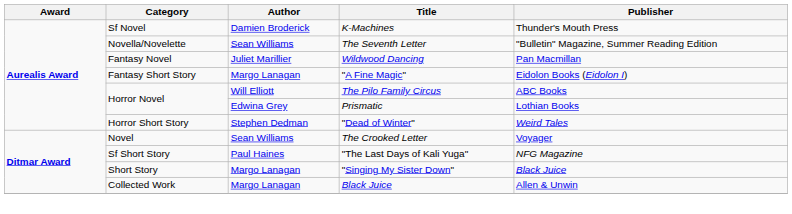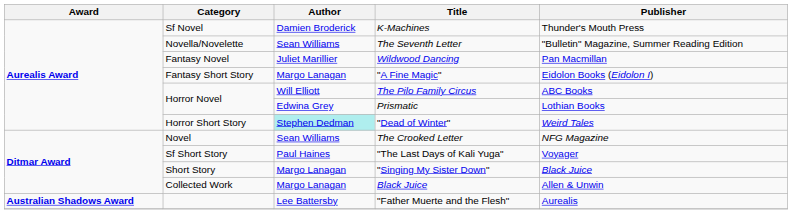(269, 122) no background -> (315, 122) paleturquoise background
(534, 138) Voyager -> (575, 138) NFG Magazine
(549, 153) NFG Magazine -> (560, 153) Voyager
+ row: (443, 201)
